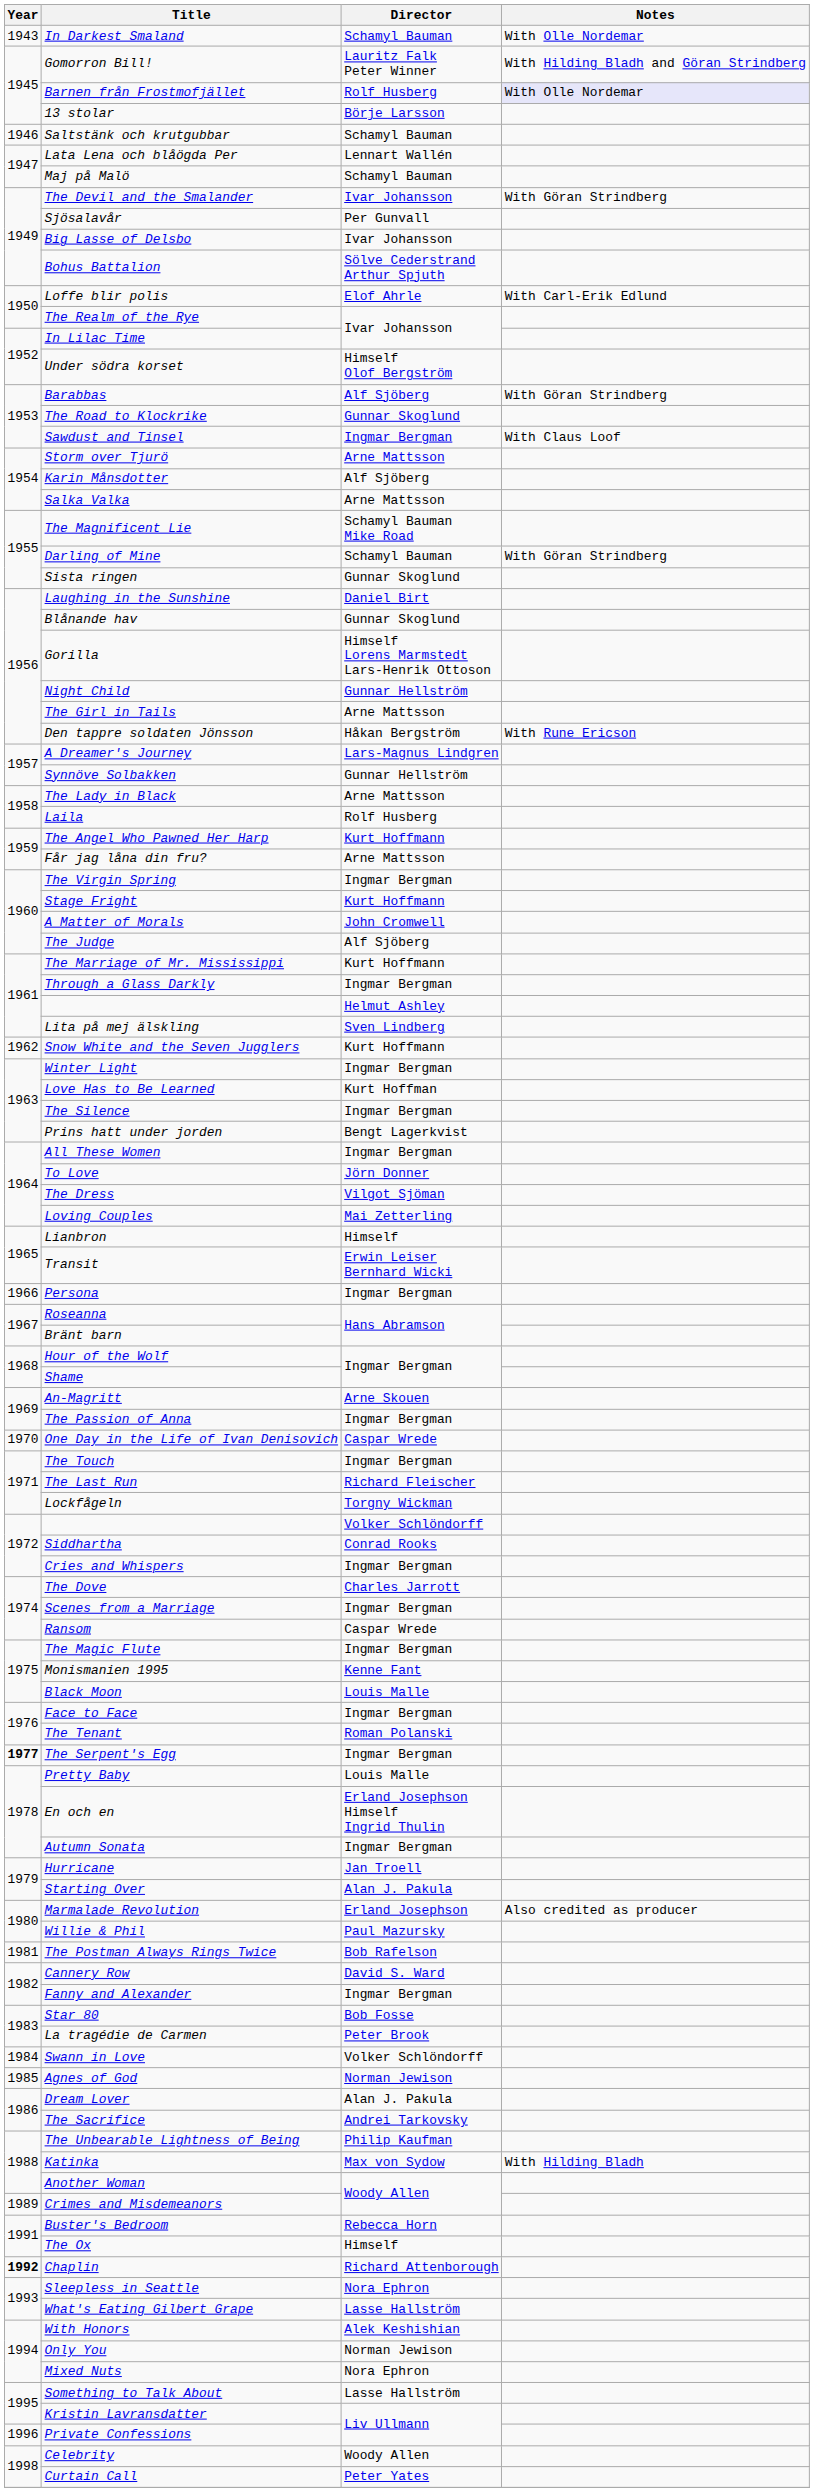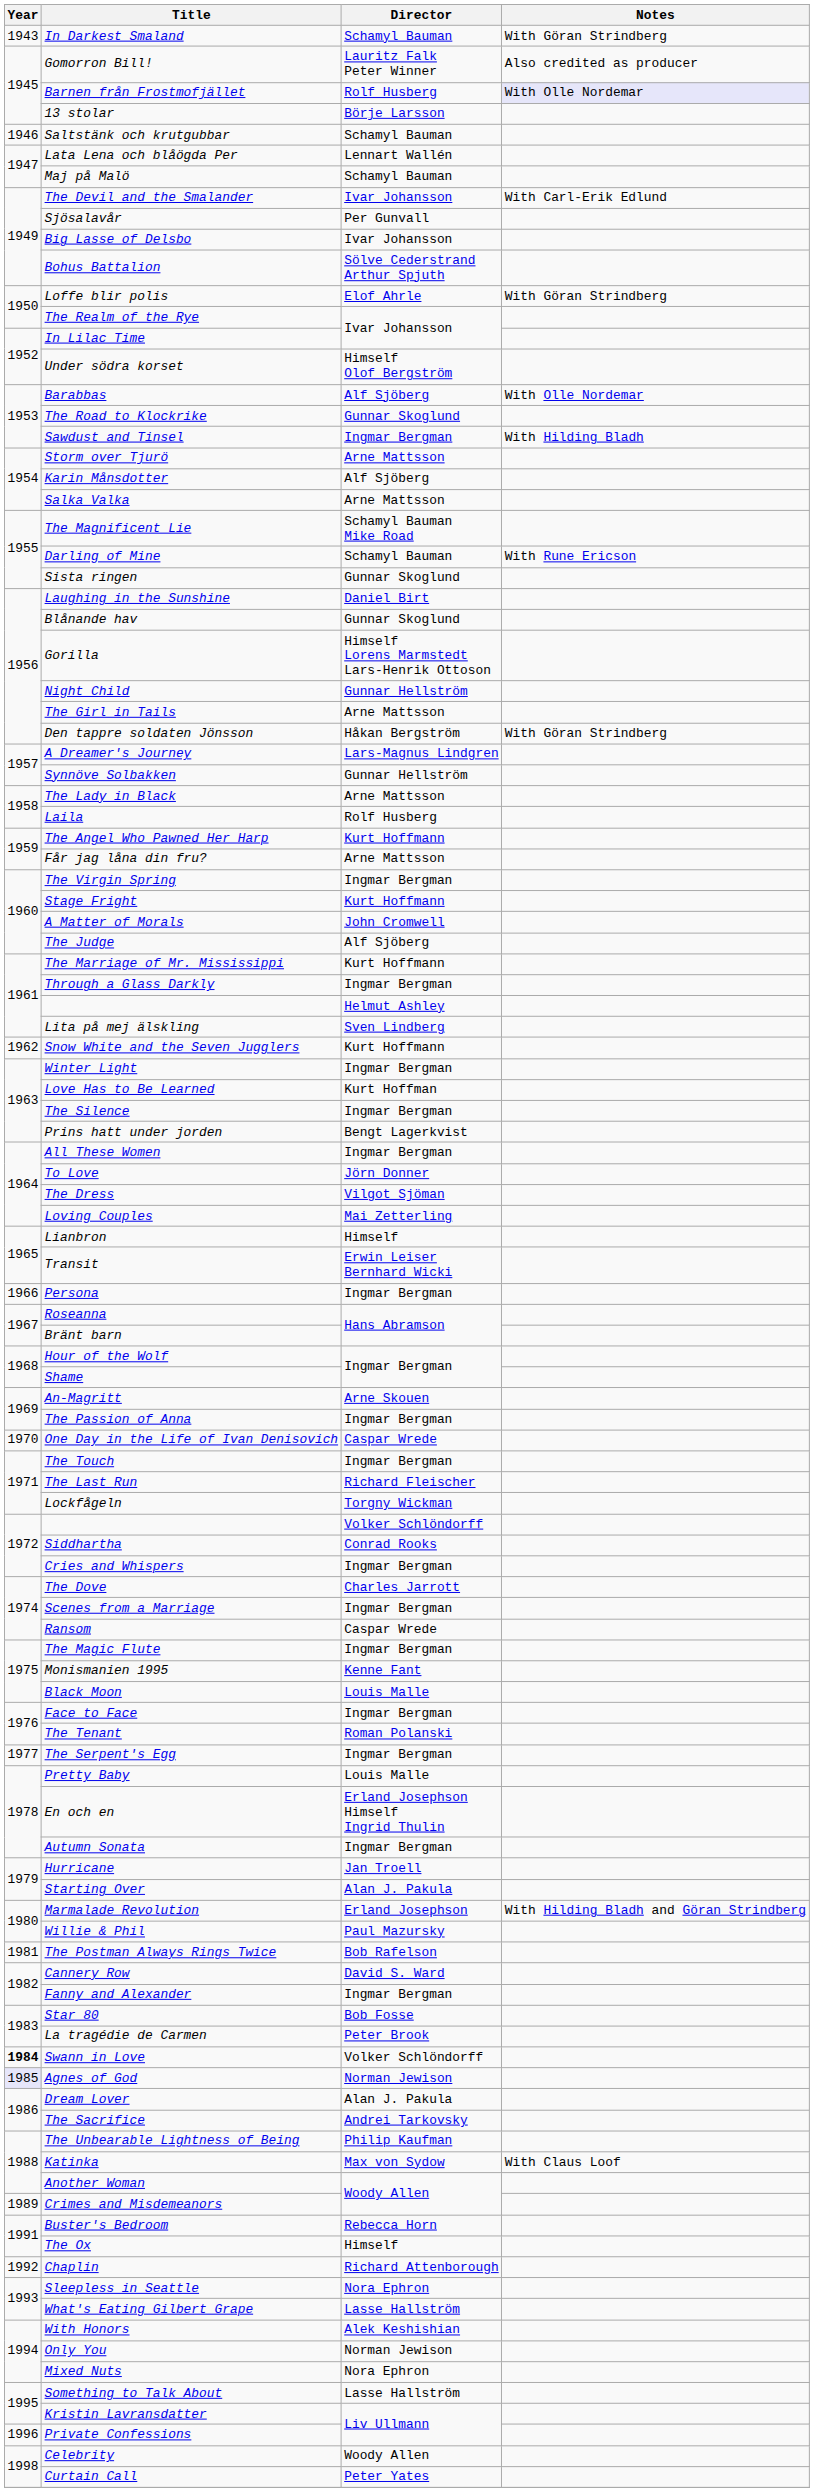(574, 36) With Olle Nordemar -> (586, 36) With Göran Strindberg
(655, 64) With Hilding Bladh and Göran Strindberg -> (601, 64) Also credited as producer
(586, 198) With Göran Strindberg -> (586, 198) With Carl-Erik Edlund
(586, 296) With Carl-Erik Edlund -> (586, 296) With Göran Strindberg
(586, 395) With Göran Strindberg -> (574, 395) With Olle Nordemar
(563, 437) With Claus Loof -> (574, 437) With Hilding Bladh
(586, 557) With Göran Strindberg -> (570, 557) With Rune Ericson
(570, 733) With Rune Ericson -> (586, 733) With Göran Strindberg
(23, 1755) bold -> (23, 1755) normal
(601, 1911) Also credited as producer -> (655, 1911) With Hilding Bladh and Göran Strindberg
(23, 2057) normal -> (23, 2057) bold
(23, 2078) no background -> (23, 2078) lavender background
(574, 2162) With Hilding Bladh -> (563, 2162) With Claus Loof
(23, 2267) bold -> (23, 2267) normal
